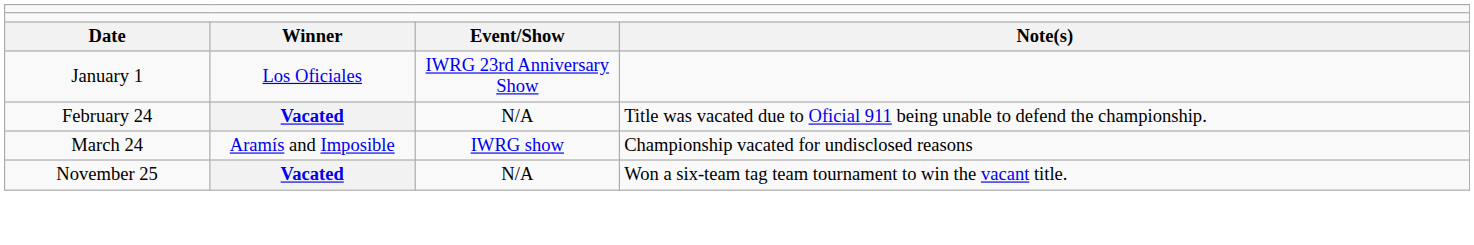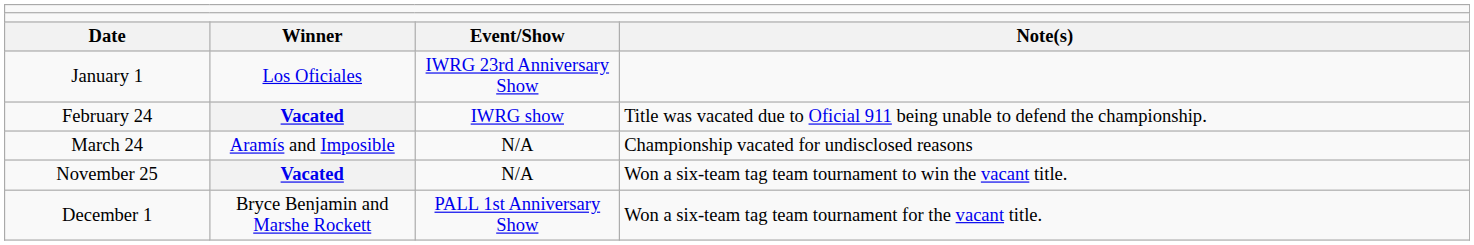(517, 116) N/A -> (517, 116) IWRG show
(517, 145) IWRG show -> (517, 145) N/A
+ row: (107, 214)
